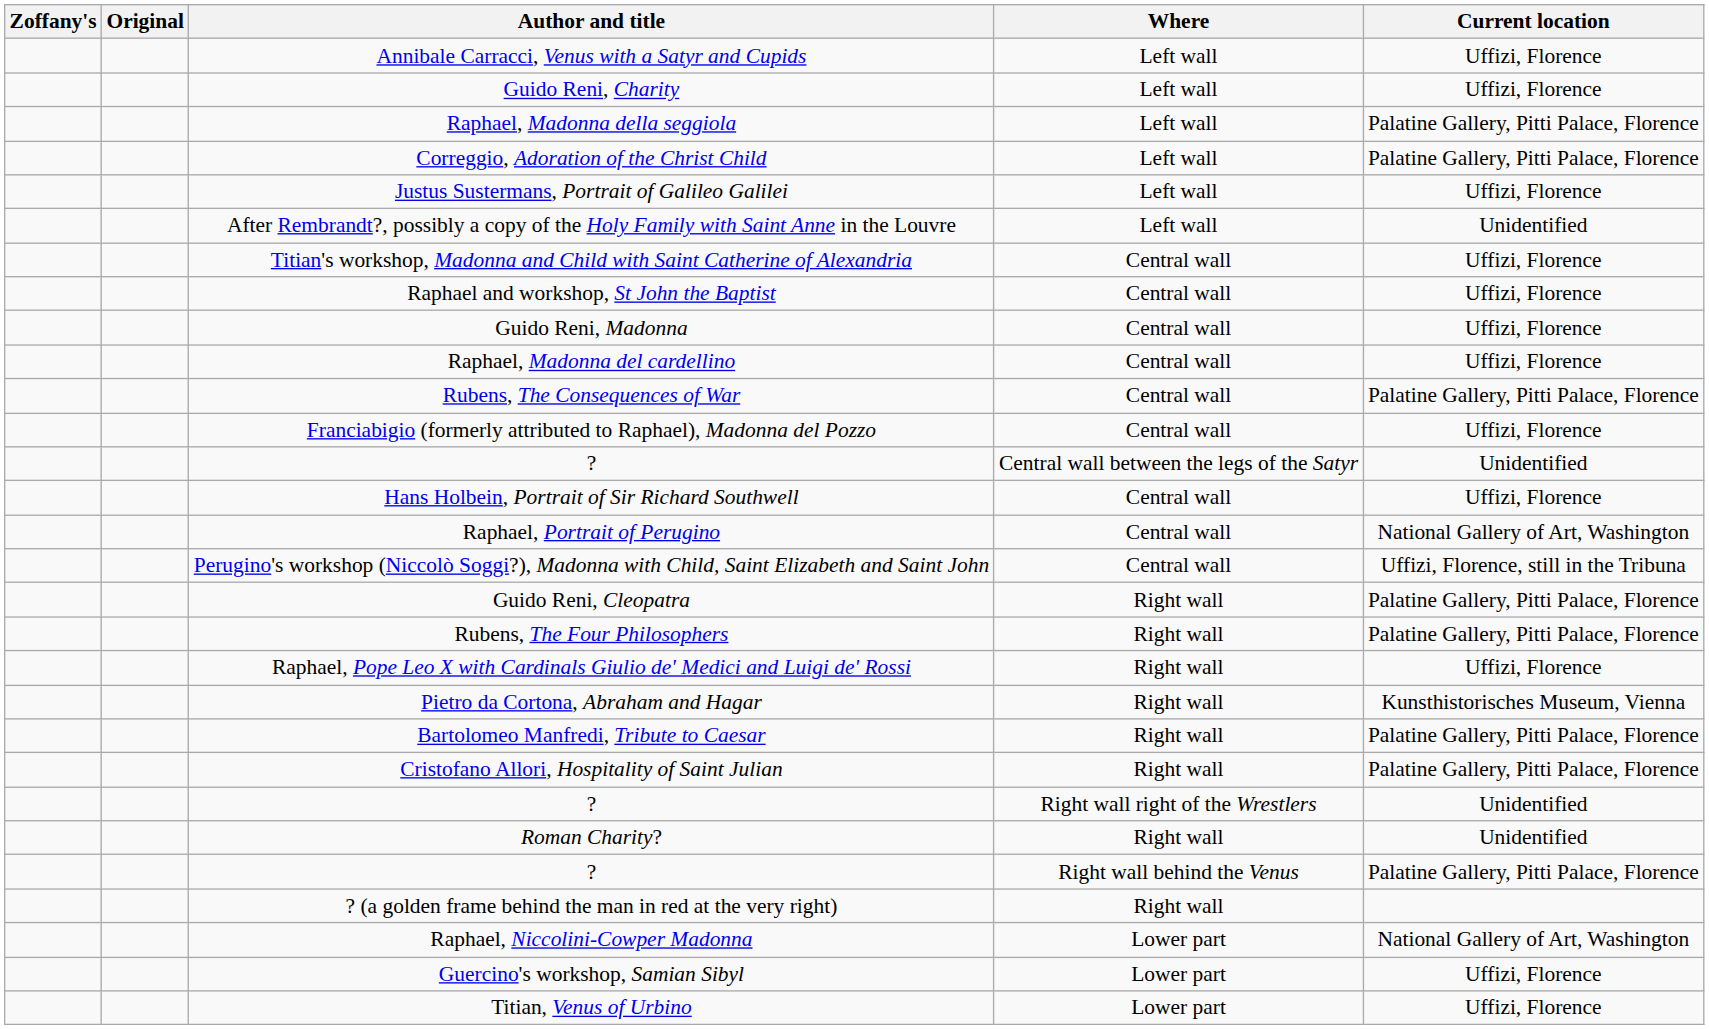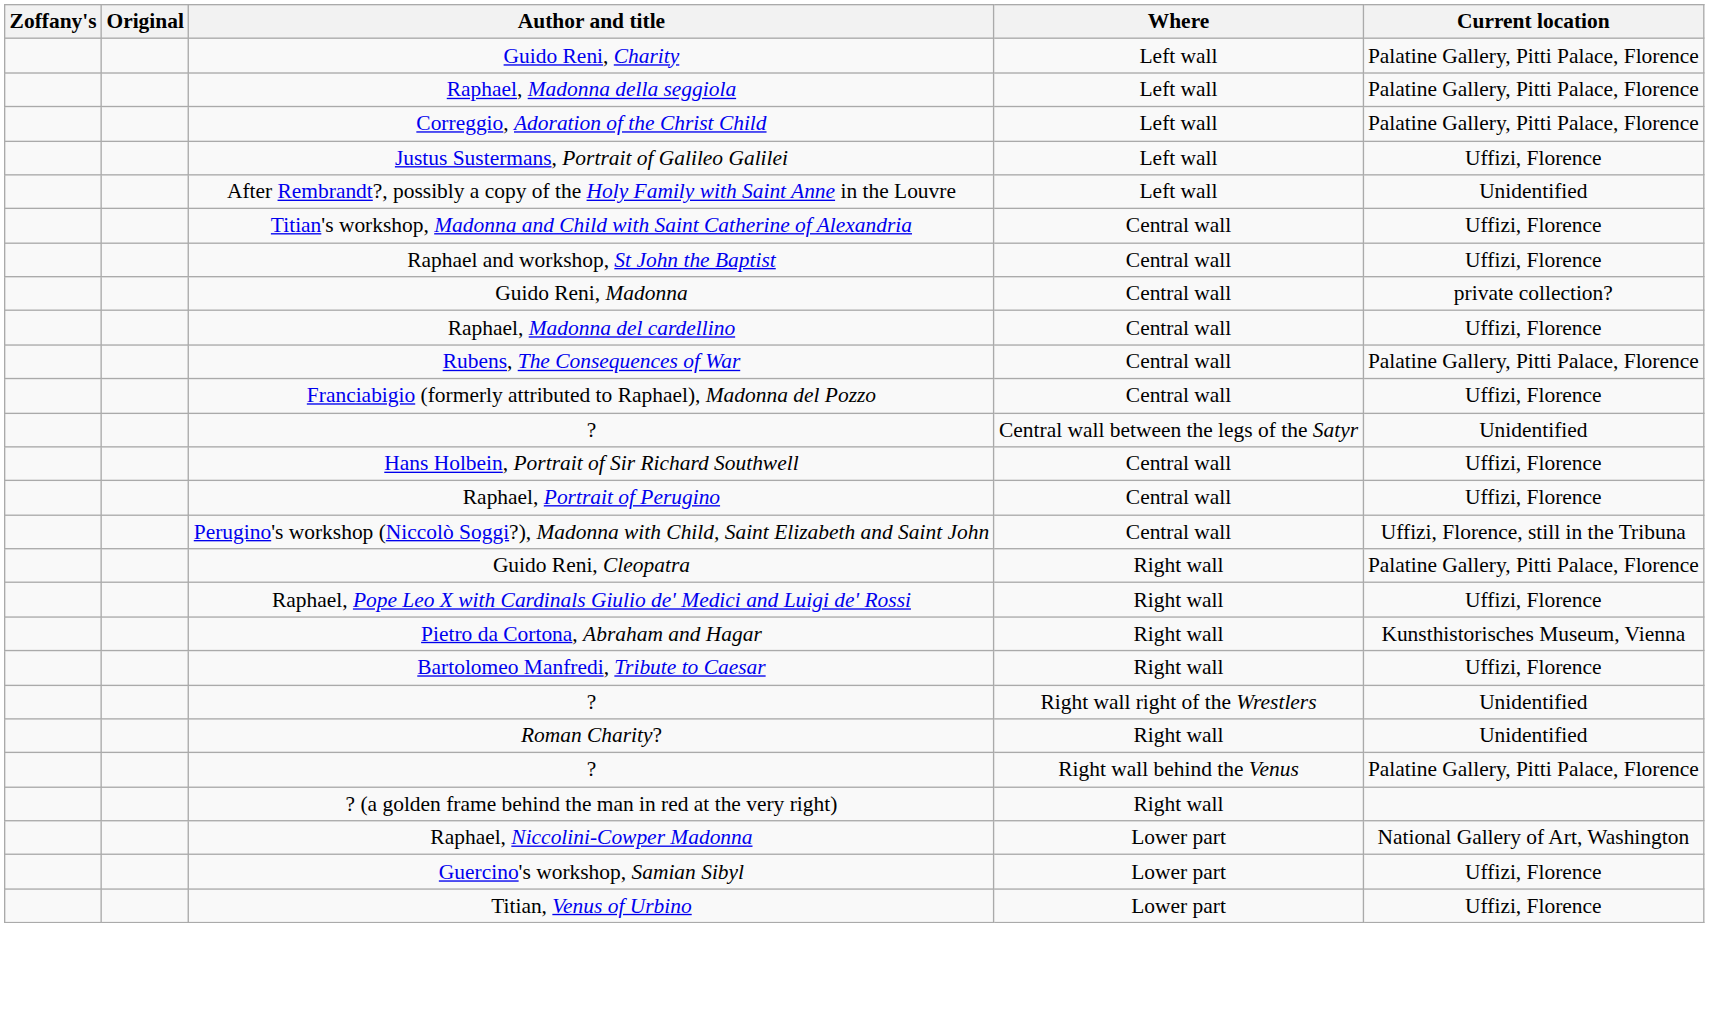- row: (591, 55)
(1533, 89) Uffizi, Florence -> (1533, 55) Palatine Gallery, Pitti Palace, Florence
(1533, 327) Uffizi, Florence -> (1533, 293) private collection?
(1533, 531) National Gallery of Art, Washington -> (1533, 497) Uffizi, Florence
- row: (591, 633)
(1533, 735) Palatine Gallery, Pitti Palace, Florence -> (1533, 667) Uffizi, Florence
- row: (591, 769)
